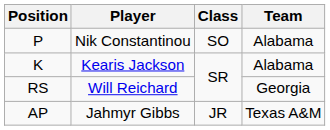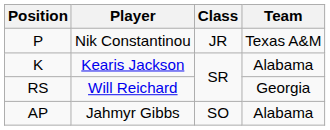(218, 40) SO -> (218, 40) JR
(283, 40) Alabama -> (283, 40) Texas A&M
(218, 112) JR -> (218, 112) SO
(283, 112) Texas A&M -> (283, 112) Alabama
